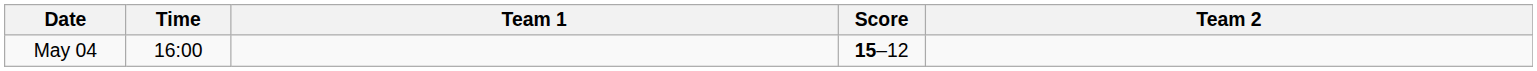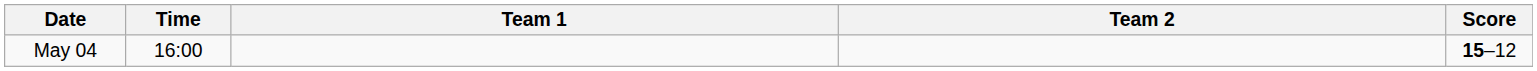columns swapped: (882, 19) <-> (1229, 19)
